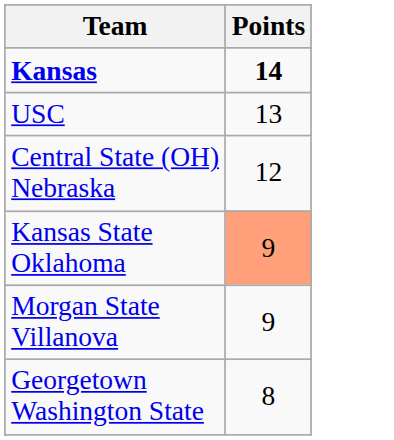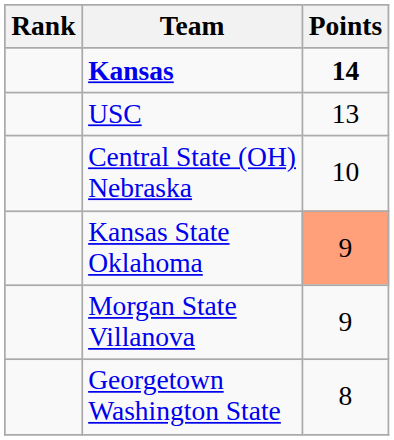+ column: (43, 26)
(268, 172) 12 -> (345, 172) 10
